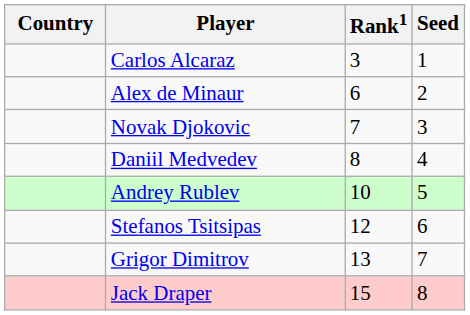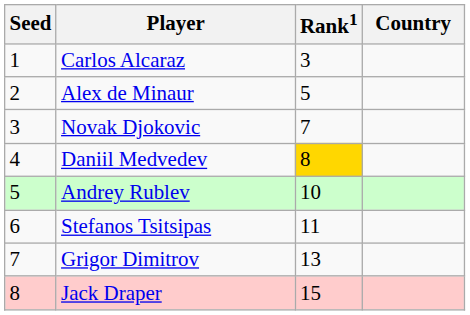columns swapped: (55, 23) <-> (438, 23)
(355, 93) 6 -> (305, 93) 5
(355, 159) no background -> (305, 159) gold background
(360, 226) 12 -> (310, 226) 11
